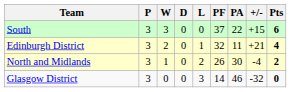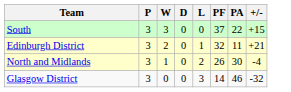- column: (276, 12)
